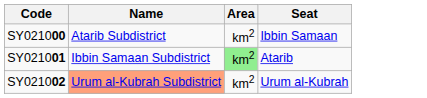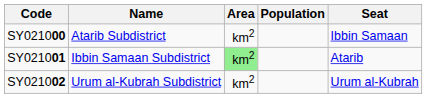+ column: (293, 14)
(146, 82) lightsalmon background -> (146, 82) no background
